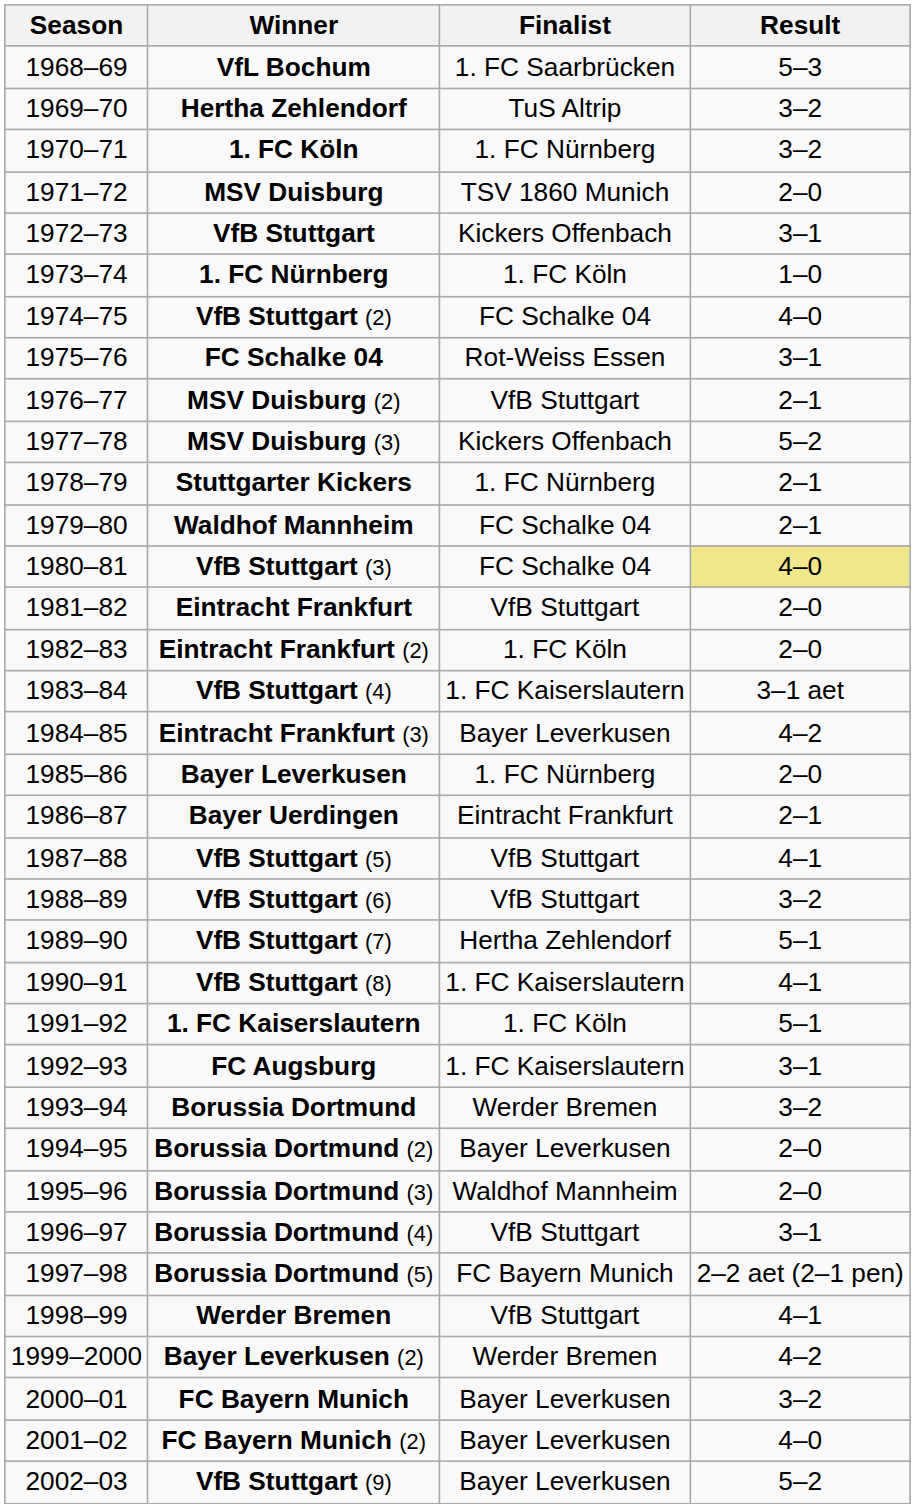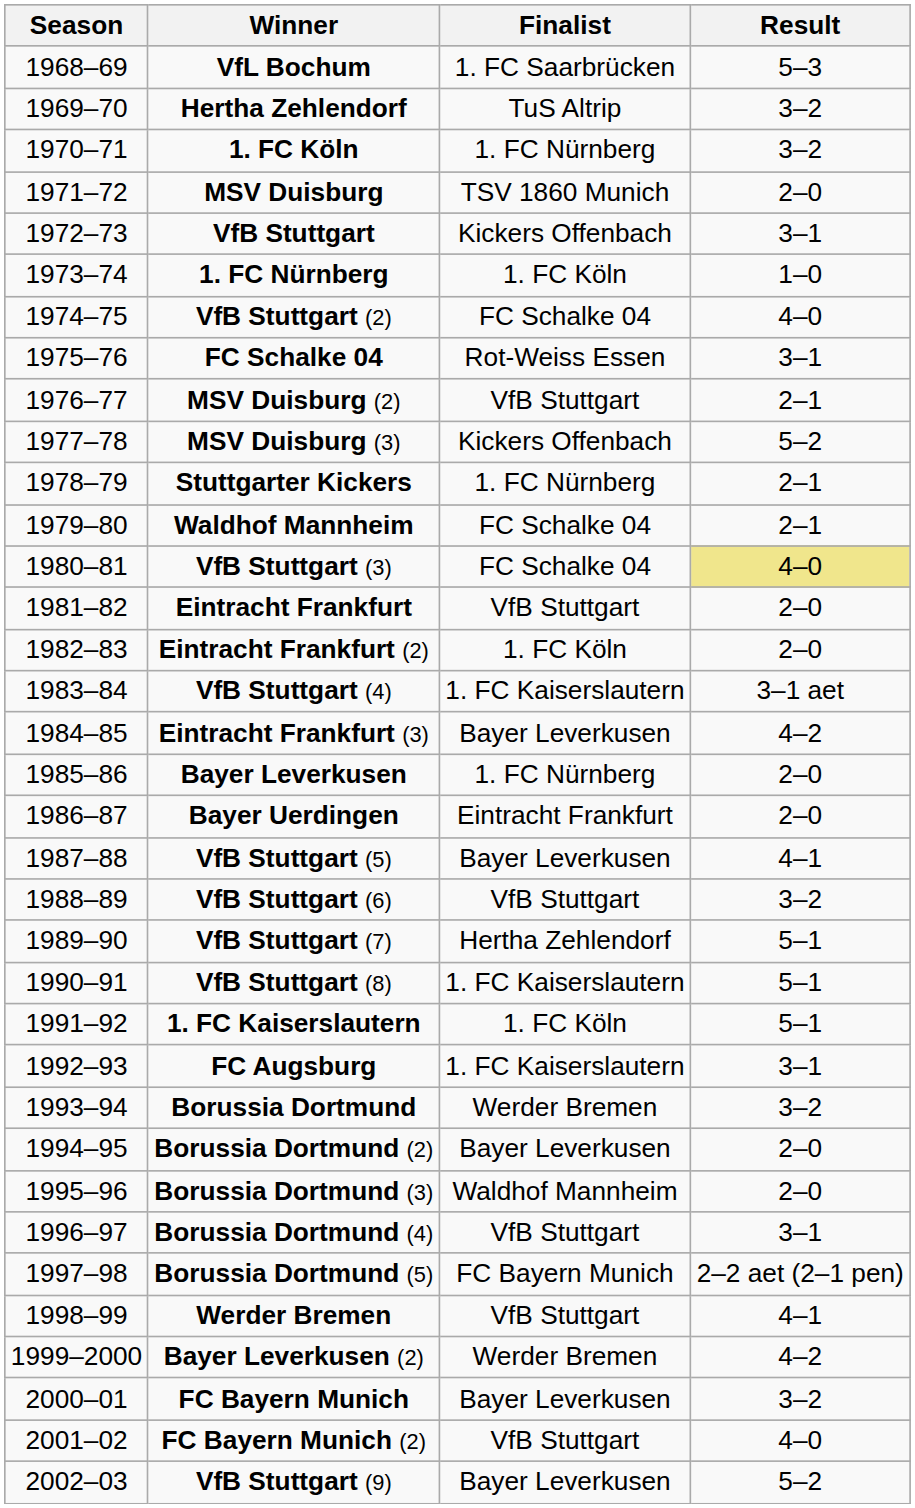(800, 815) 2–1 -> (800, 815) 2–0
(565, 857) VfB Stuttgart -> (565, 857) Bayer Leverkusen
(800, 982) 4–1 -> (800, 982) 5–1
(565, 1440) Bayer Leverkusen -> (565, 1440) VfB Stuttgart
